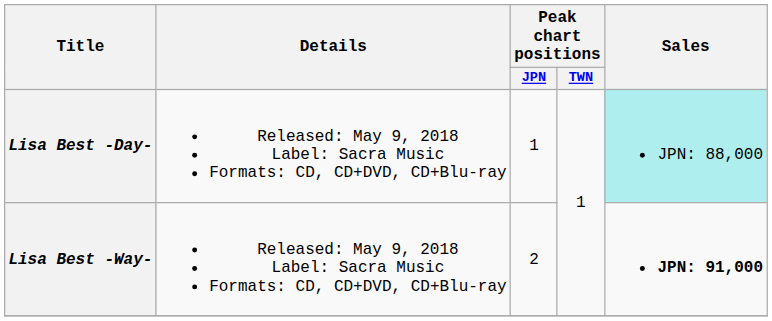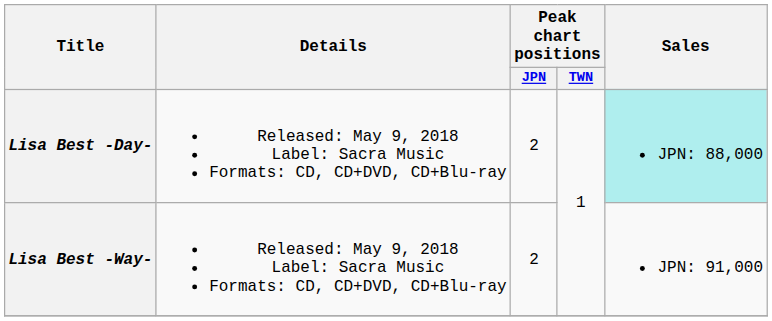(534, 146) 1 -> (534, 146) 2
(686, 268) bold -> (686, 268) normal
